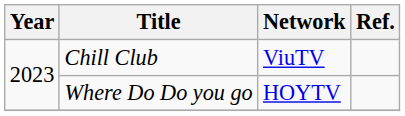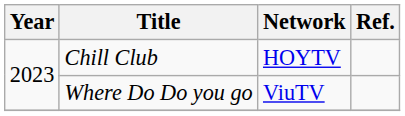(294, 57) ViuTV -> (302, 57) HOYTV
(302, 92) HOYTV -> (294, 92) ViuTV
